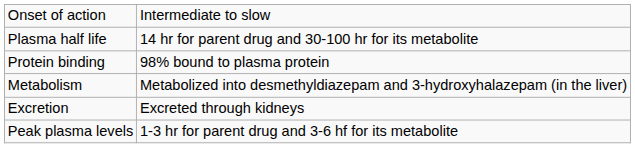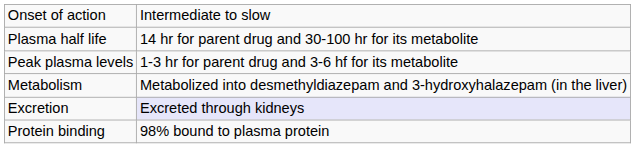rows swapped: (71, 131) <-> (56, 62)
(222, 108) no background -> (222, 108) lavender background
